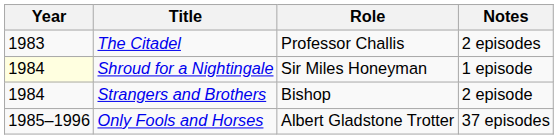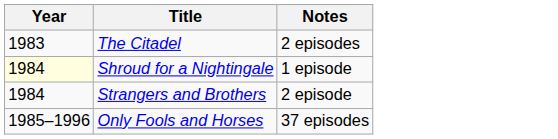- column: (368, 17)
